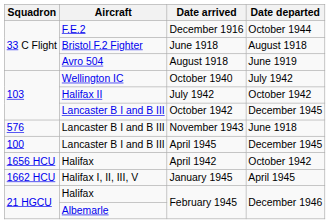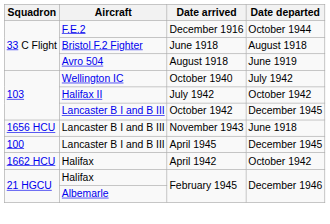(15, 128) 576 -> (31, 128) 1656 HCU
(31, 161) 1656 HCU -> (31, 161) 1662 HCU
- row: (100, 177)
